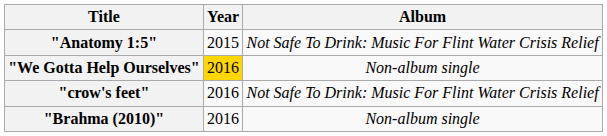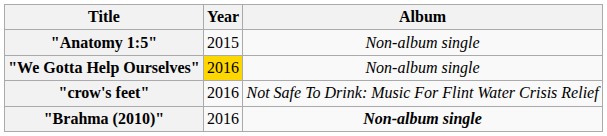(423, 42) Not Safe To Drink: Music For Flint Water Crisis Relief -> (423, 42) Non-album single
(423, 118) normal -> (423, 118) bold
